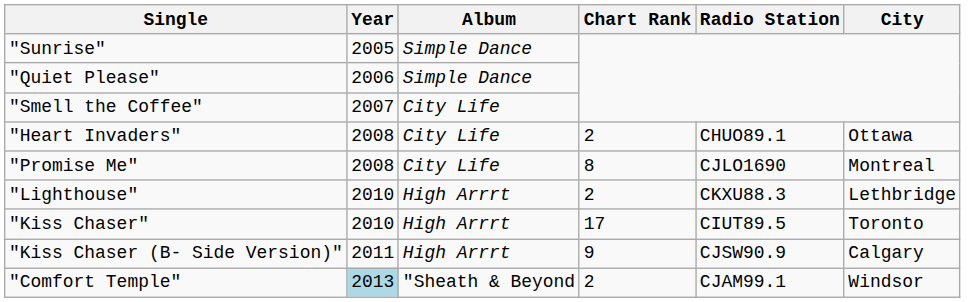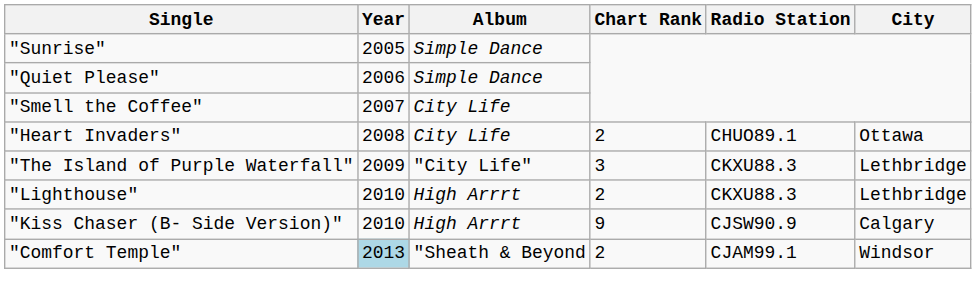- row: (74, 166)
+ row: (181, 166)
- row: (79, 224)
(373, 253) 2011 -> (384, 224) 2010
